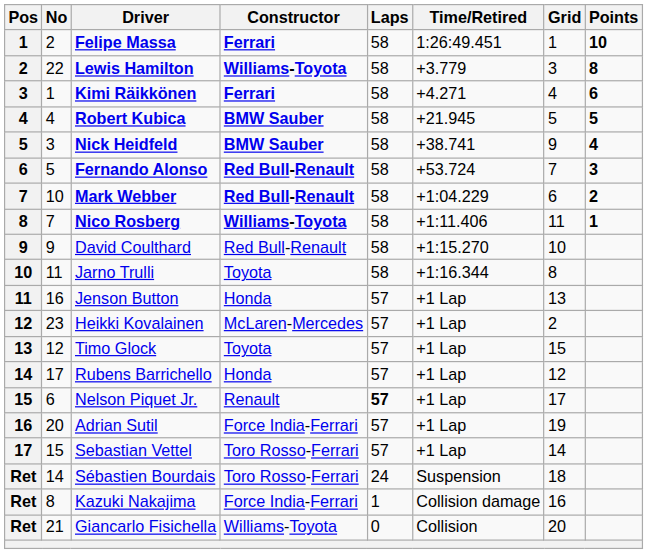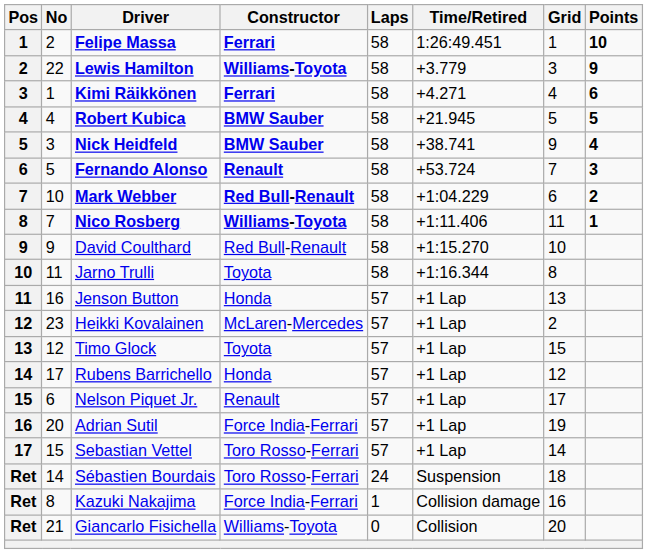(593, 68) 8 -> (593, 68) 9
(289, 170) Red Bull-Renault -> (253, 170) Renault
(380, 400) bold -> (380, 400) normal
